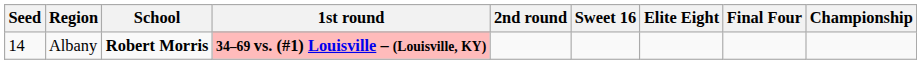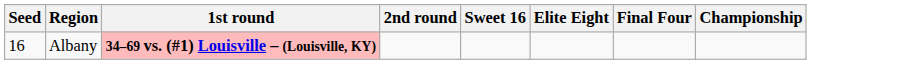- column: (157, 18)
(17, 45) 14 -> (17, 45) 16
